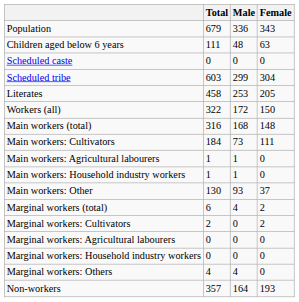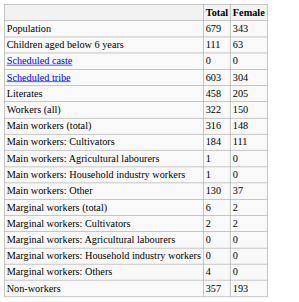- column: (244, 12)
